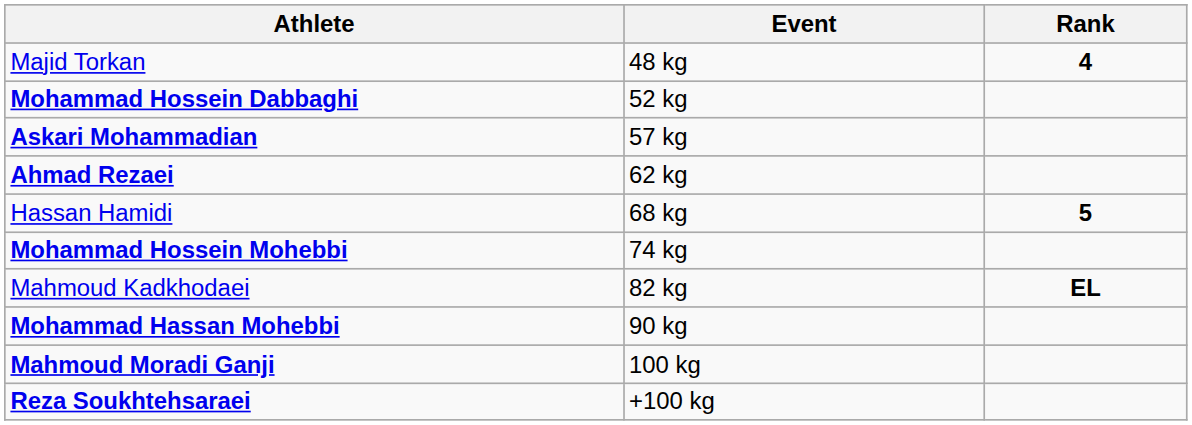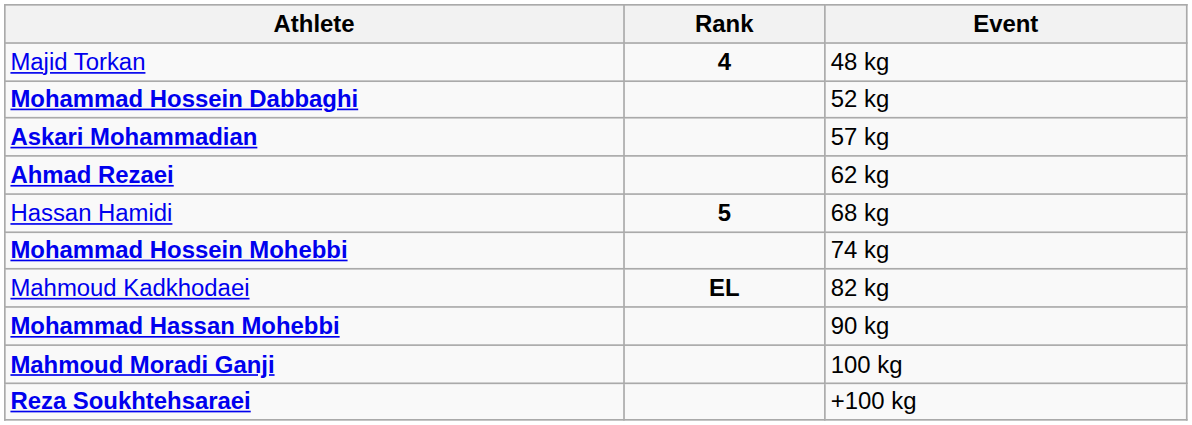columns swapped: (804, 24) <-> (1086, 24)
